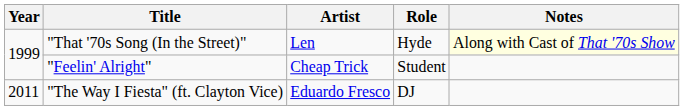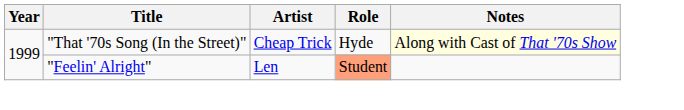(303, 42) Len -> (293, 42) Cheap Trick
(329, 67) Cheap Trick -> (266, 67) Len
(422, 67) no background -> (363, 67) lightsalmon background
- row: (165, 92)
